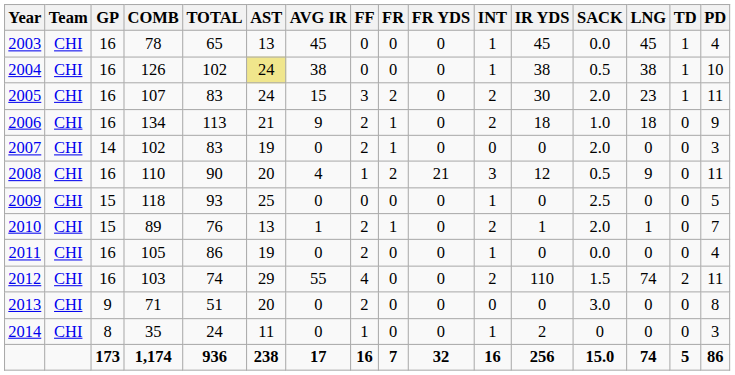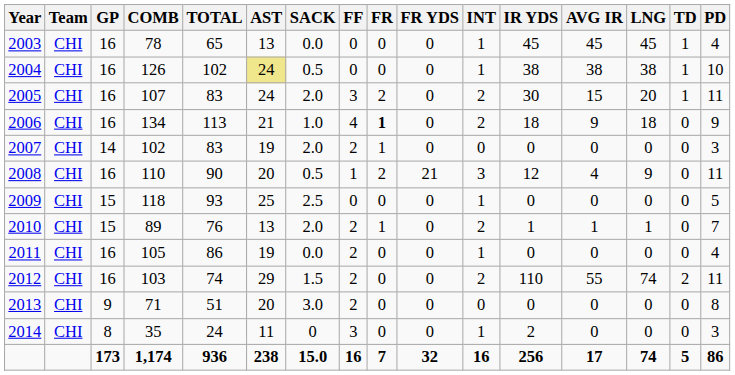columns swapped: (600, 17) <-> (318, 17)
(648, 95) 23 -> (648, 95) 20
(364, 122) 2 -> (353, 122) 4
(393, 122) normal -> (382, 122) bold
(364, 278) 4 -> (353, 278) 2
(364, 331) 1 -> (353, 331) 3
